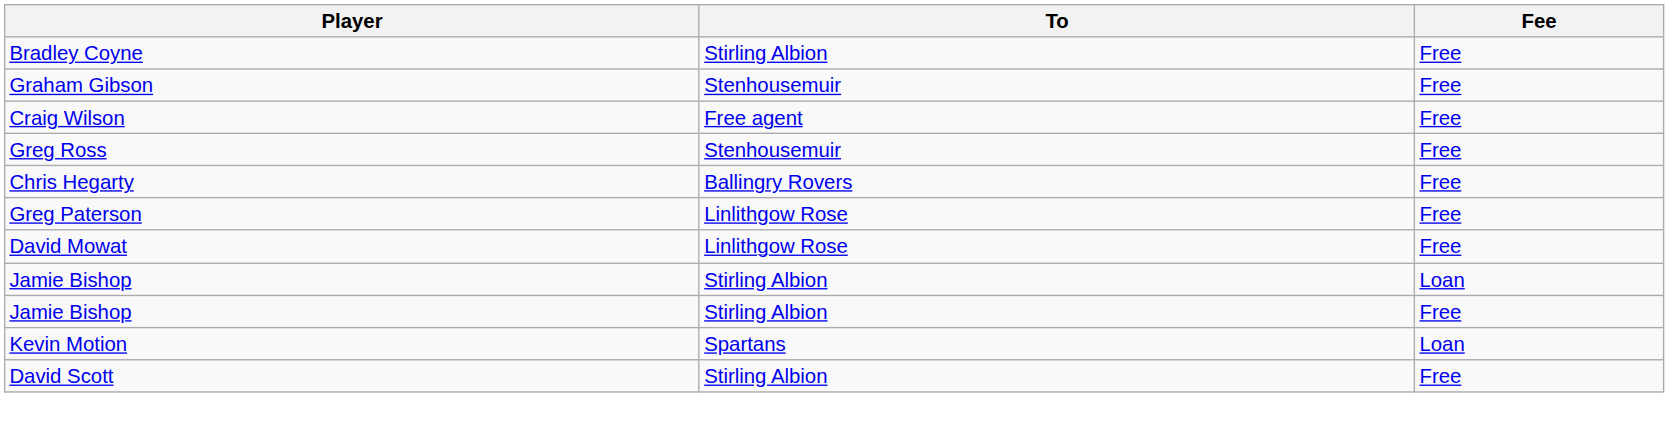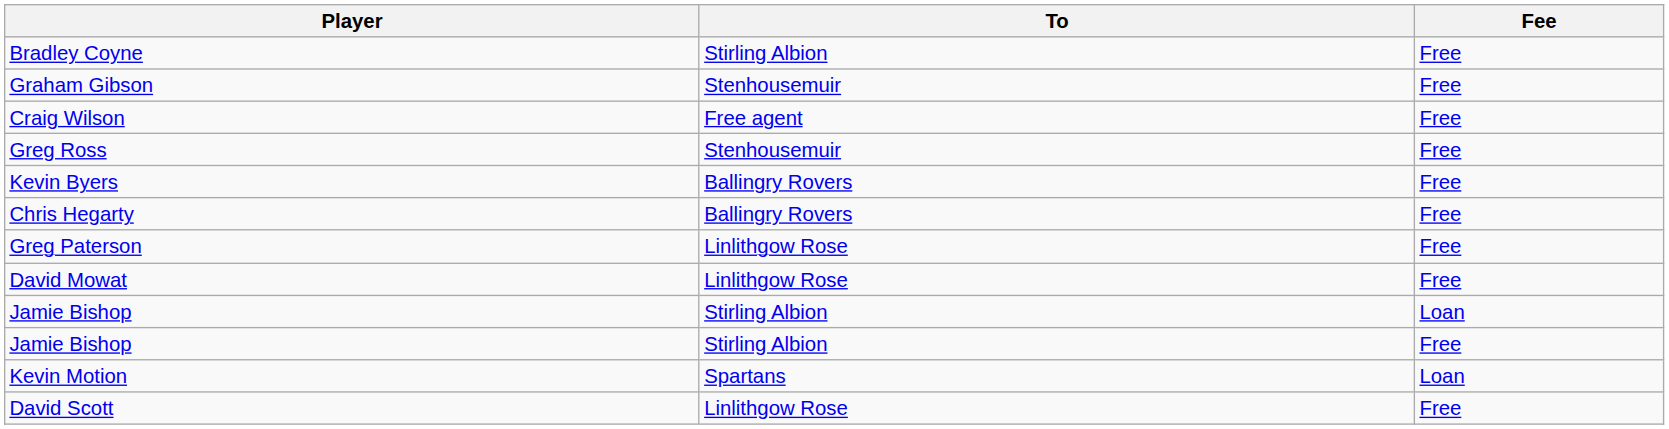+ row: (64, 182)
(766, 376) Stirling Albion -> (776, 408) Linlithgow Rose
